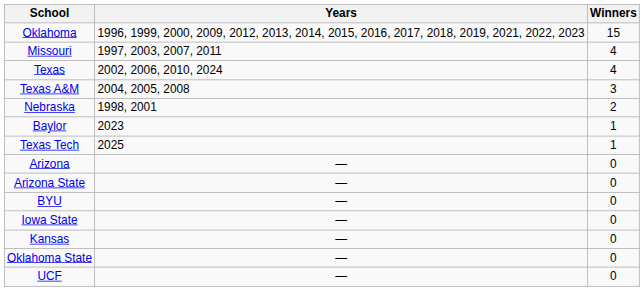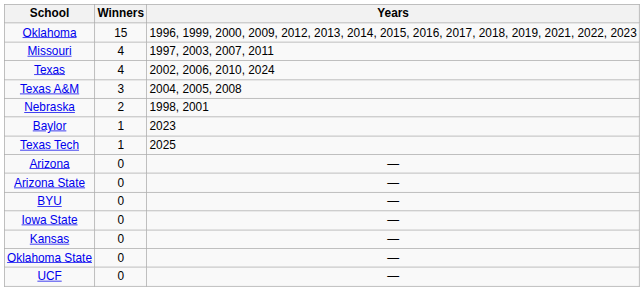columns swapped: (613, 13) <-> (341, 13)
